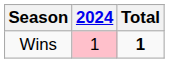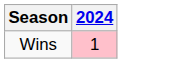- column: (140, 17)
